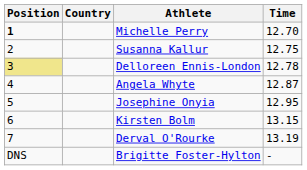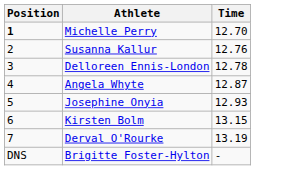- column: (88, 13)
(282, 49) 12.75 -> (231, 49) 12.76
(10, 67) khaki background -> (10, 67) no background
(282, 102) 12.95 -> (231, 102) 12.93
